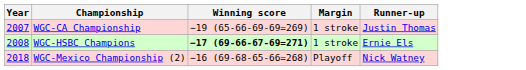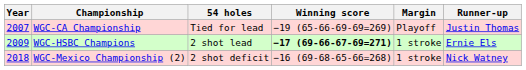+ column: (230, 12)
(336, 27) 1 stroke -> (416, 27) Playoff
(18, 42) 2008 -> (18, 42) 2009
(333, 58) Playoff -> (419, 58) 1 stroke
